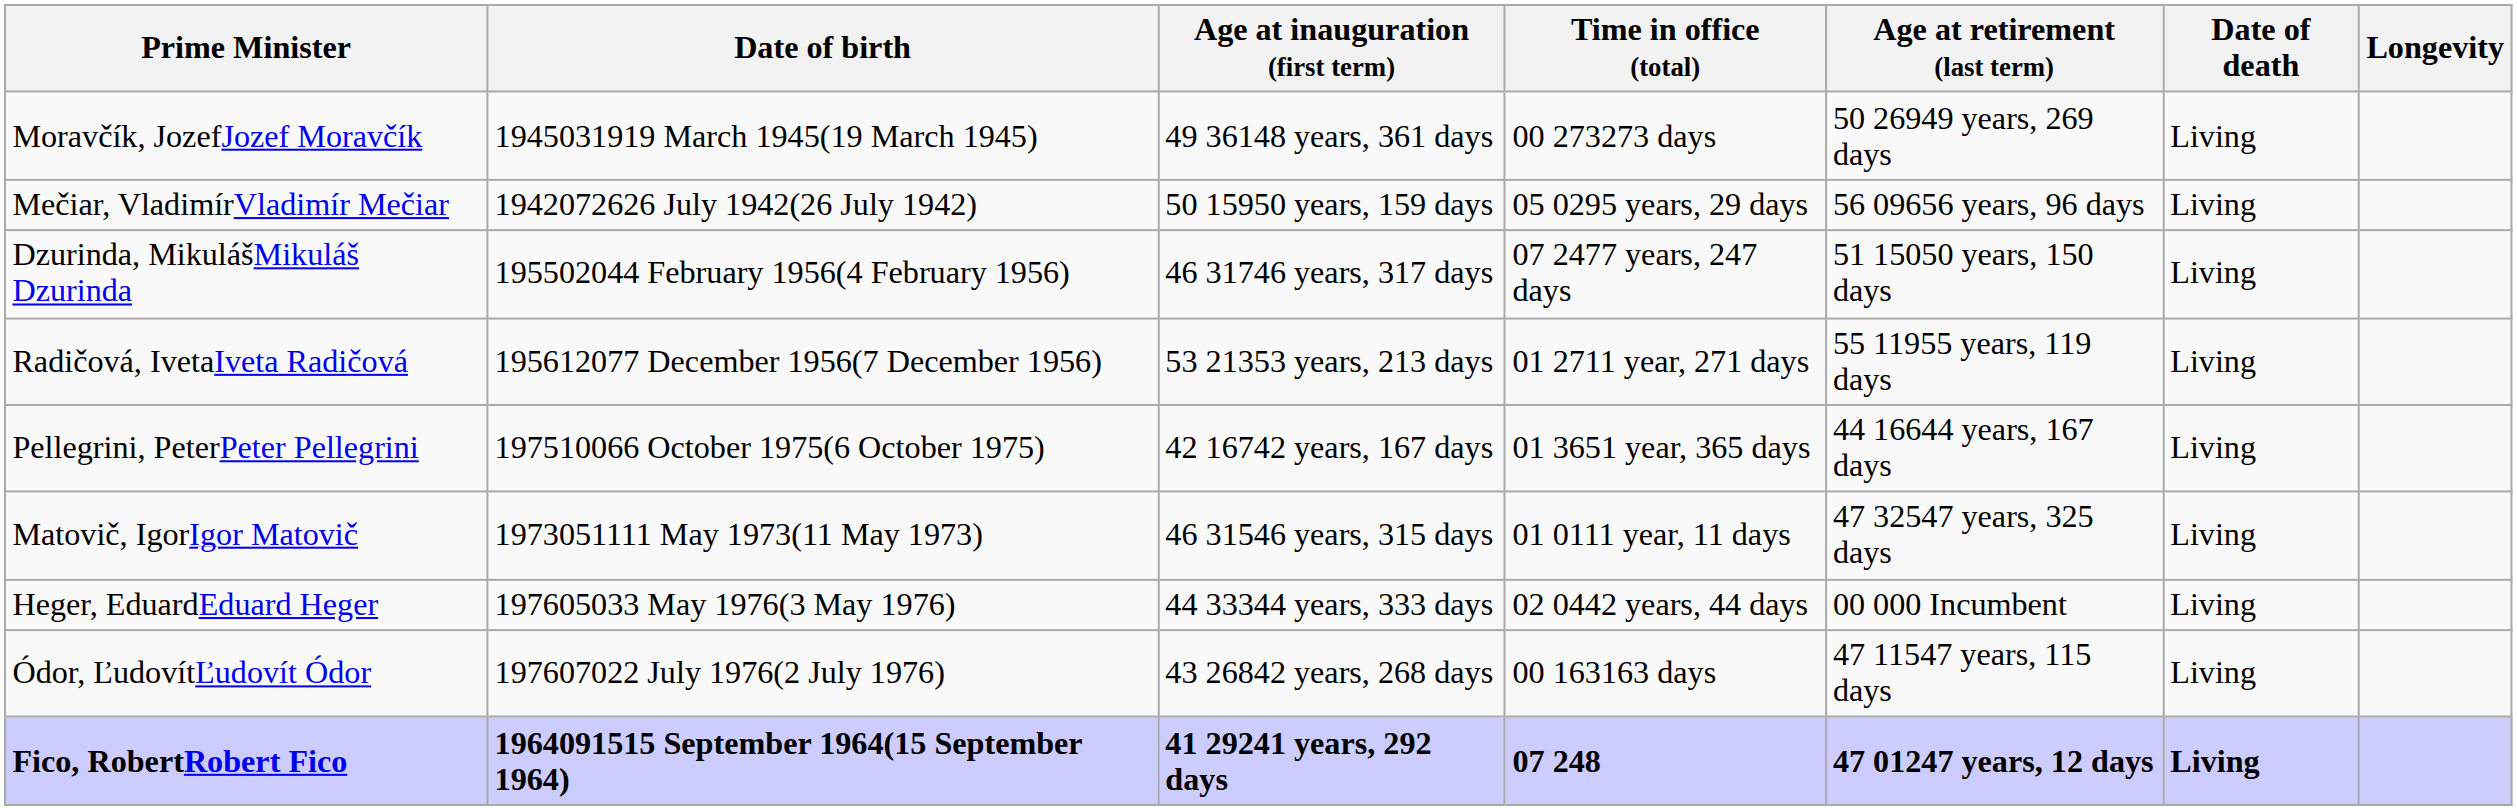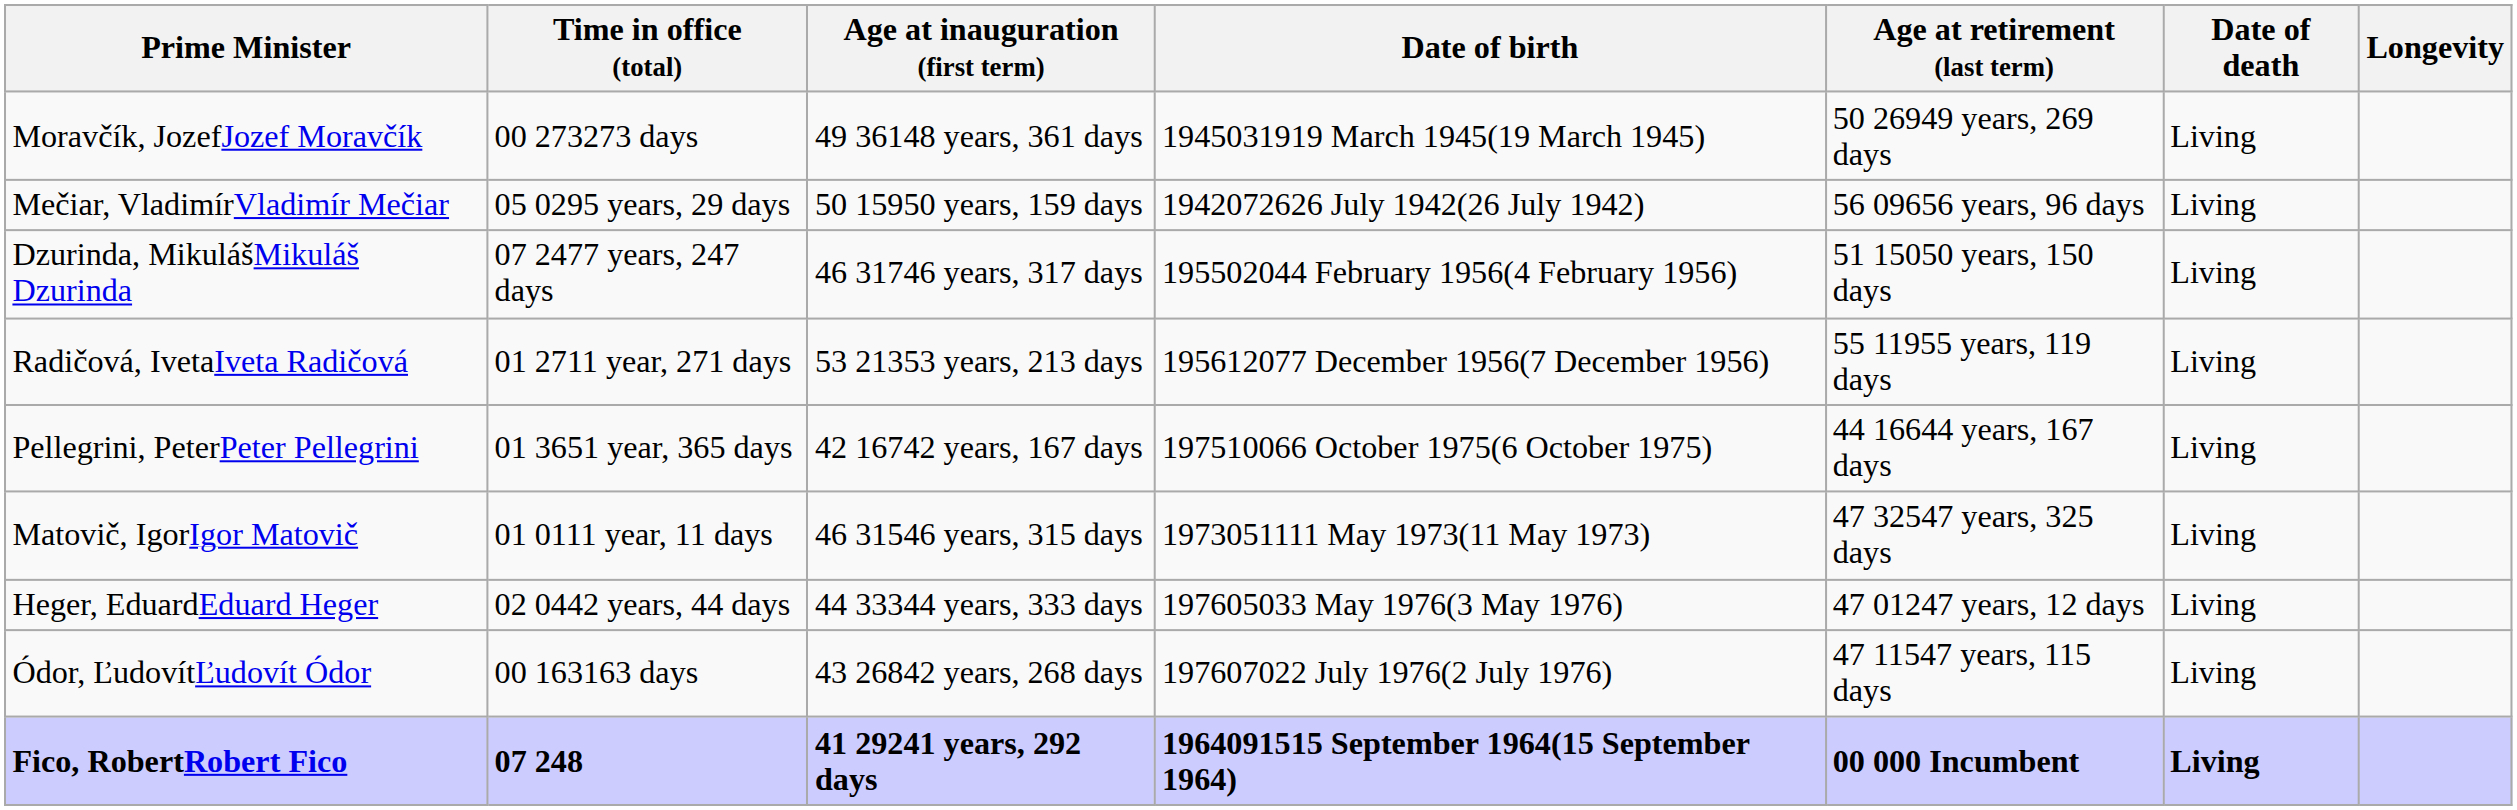columns swapped: (823, 48) <-> (1665, 48)
(1950, 604) 00 000 Incumbent -> (1989, 604) 47 01247 years, 12 days
(1993, 760) 47 01247 years, 12 days -> (1956, 760) 00 000 Incumbent
